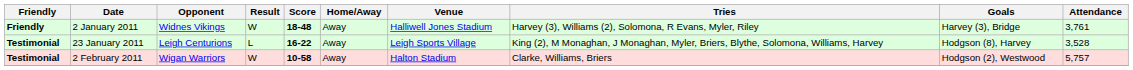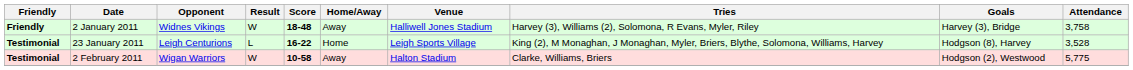(1077, 27) 3,761 -> (1077, 27) 3,758
(334, 42) Away -> (335, 42) Home
(1077, 57) 5,757 -> (1077, 57) 5,775
